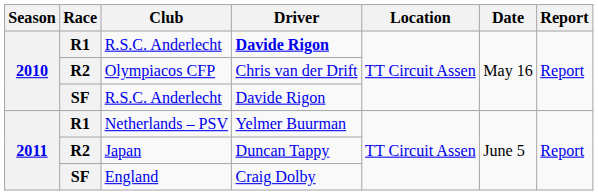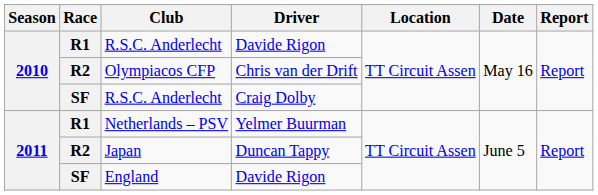(282, 44) bold -> (280, 44) normal
(280, 97) Davide Rigon -> (276, 97) Craig Dolby
(276, 177) Craig Dolby -> (280, 177) Davide Rigon
